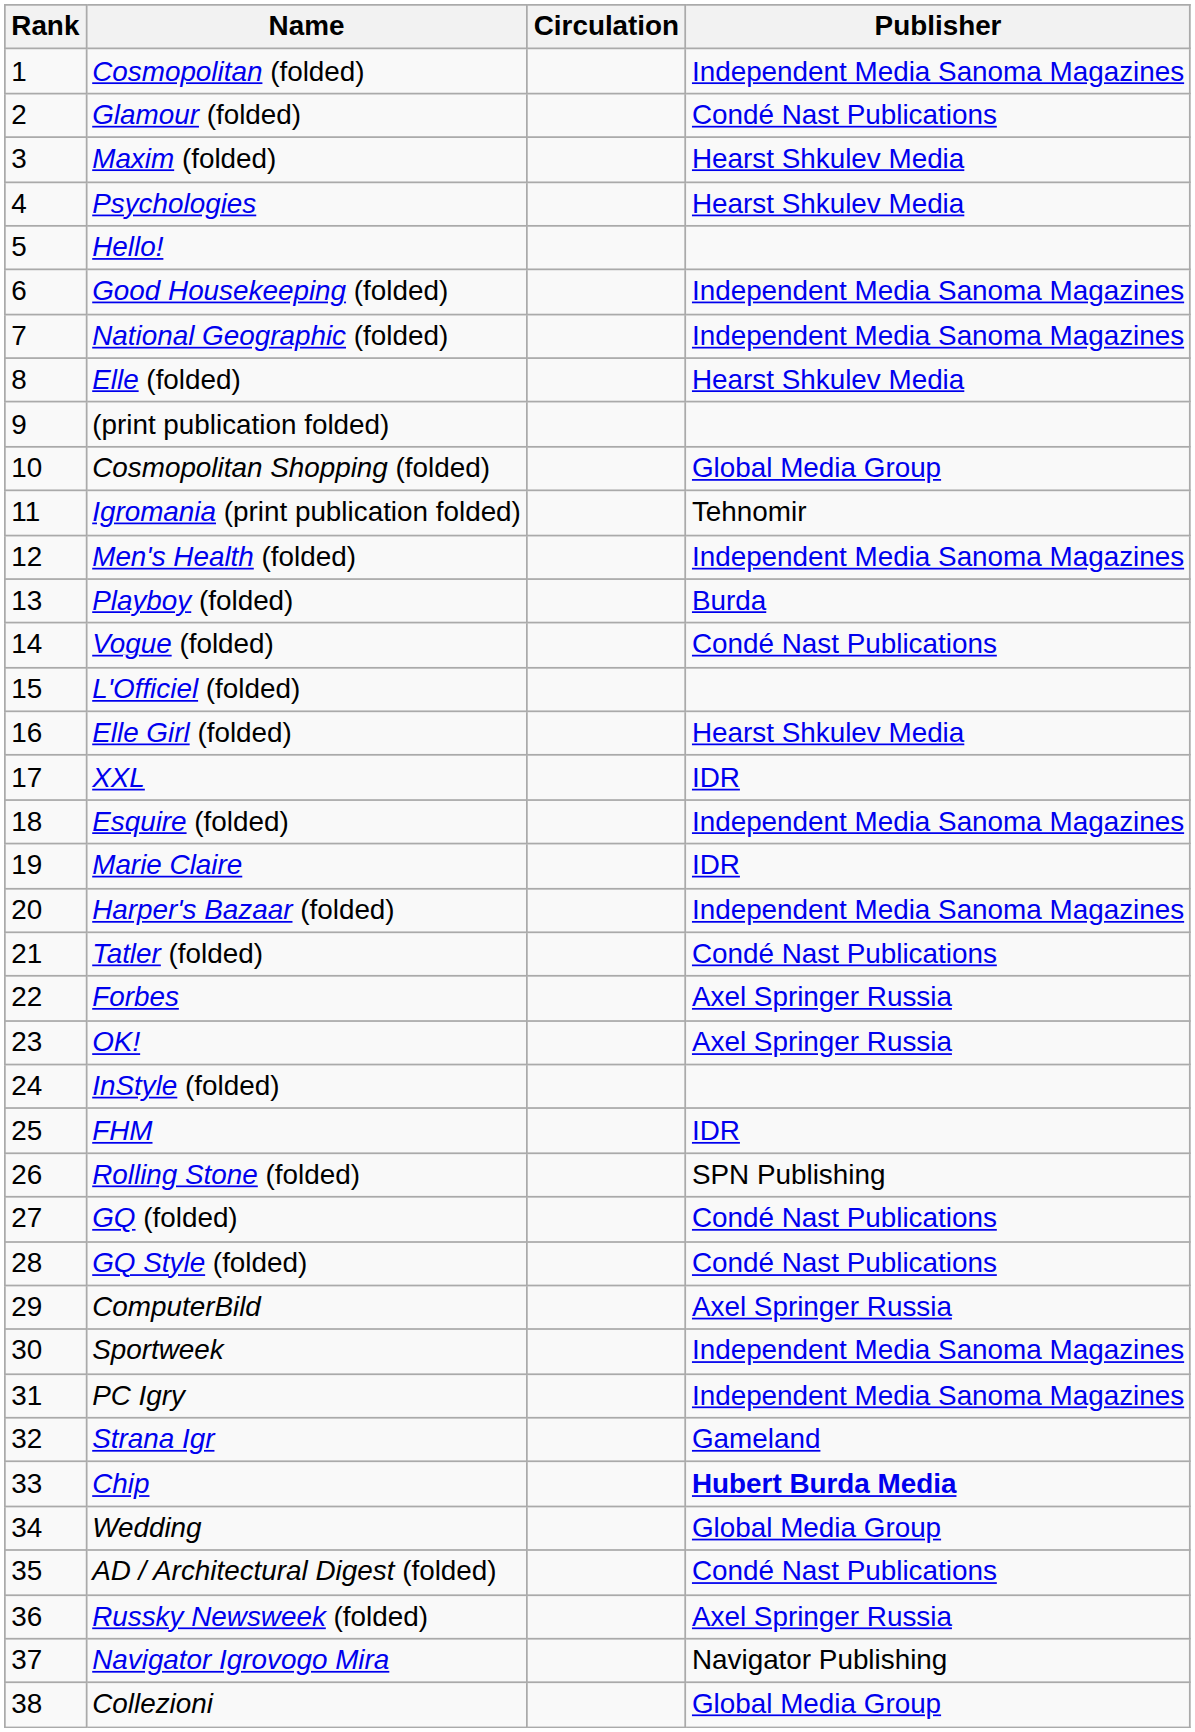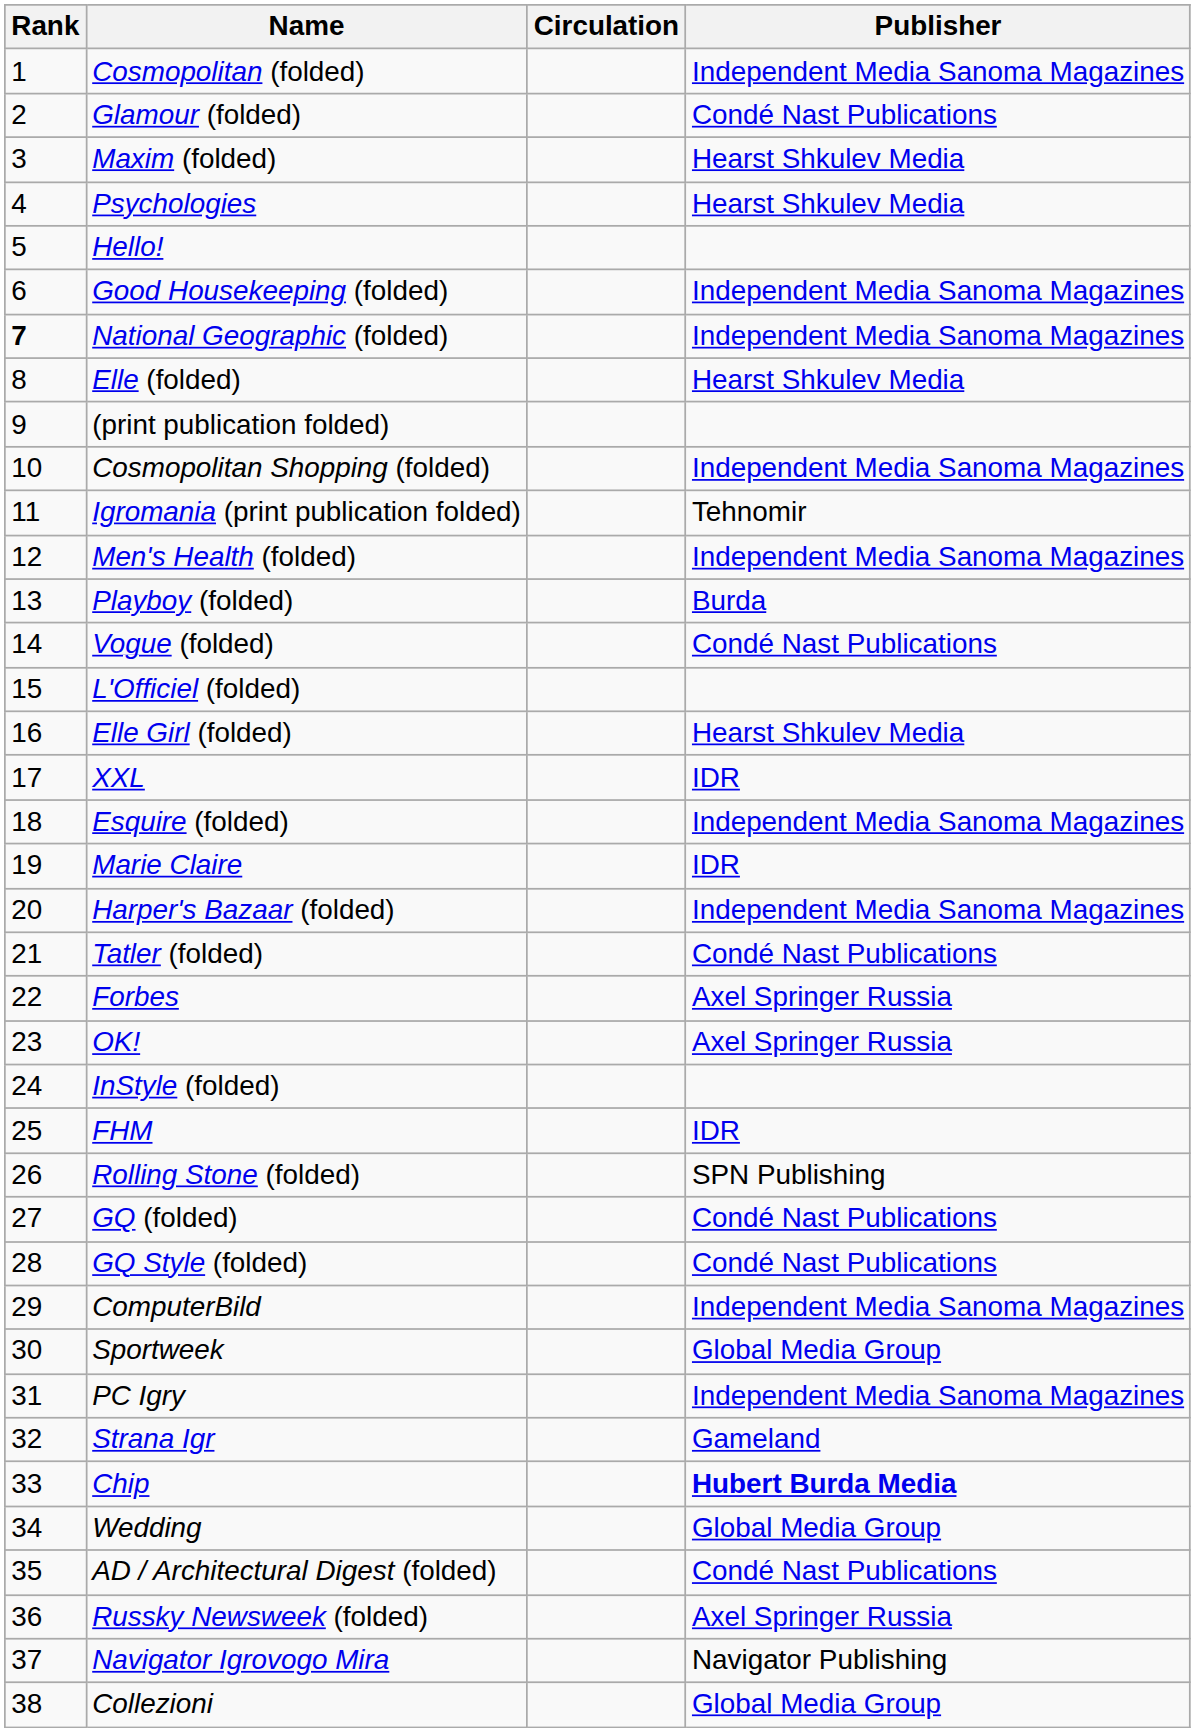(19, 335) normal -> (19, 335) bold
(817, 468) Global Media Group -> (938, 468) Independent Media Sanoma Magazines
(822, 1306) Axel Springer Russia -> (938, 1306) Independent Media Sanoma Magazines
(938, 1351) Independent Media Sanoma Magazines -> (817, 1351) Global Media Group
